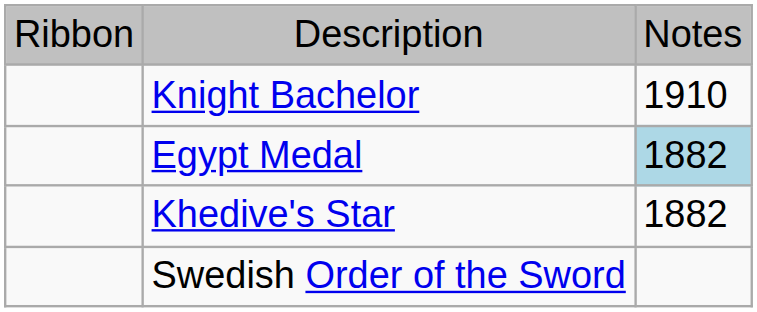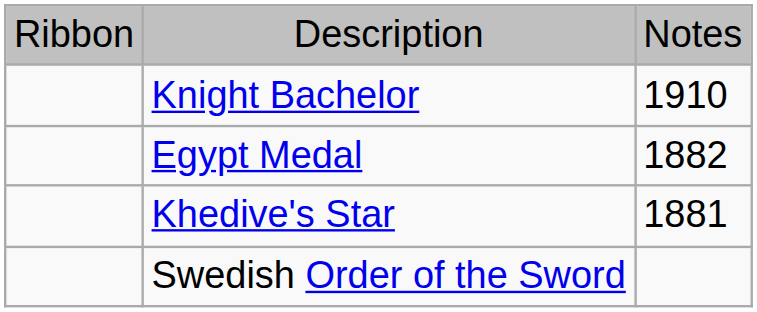(685, 154) lightblue background -> (685, 154) no background
(685, 214) 1882 -> (685, 214) 1881
